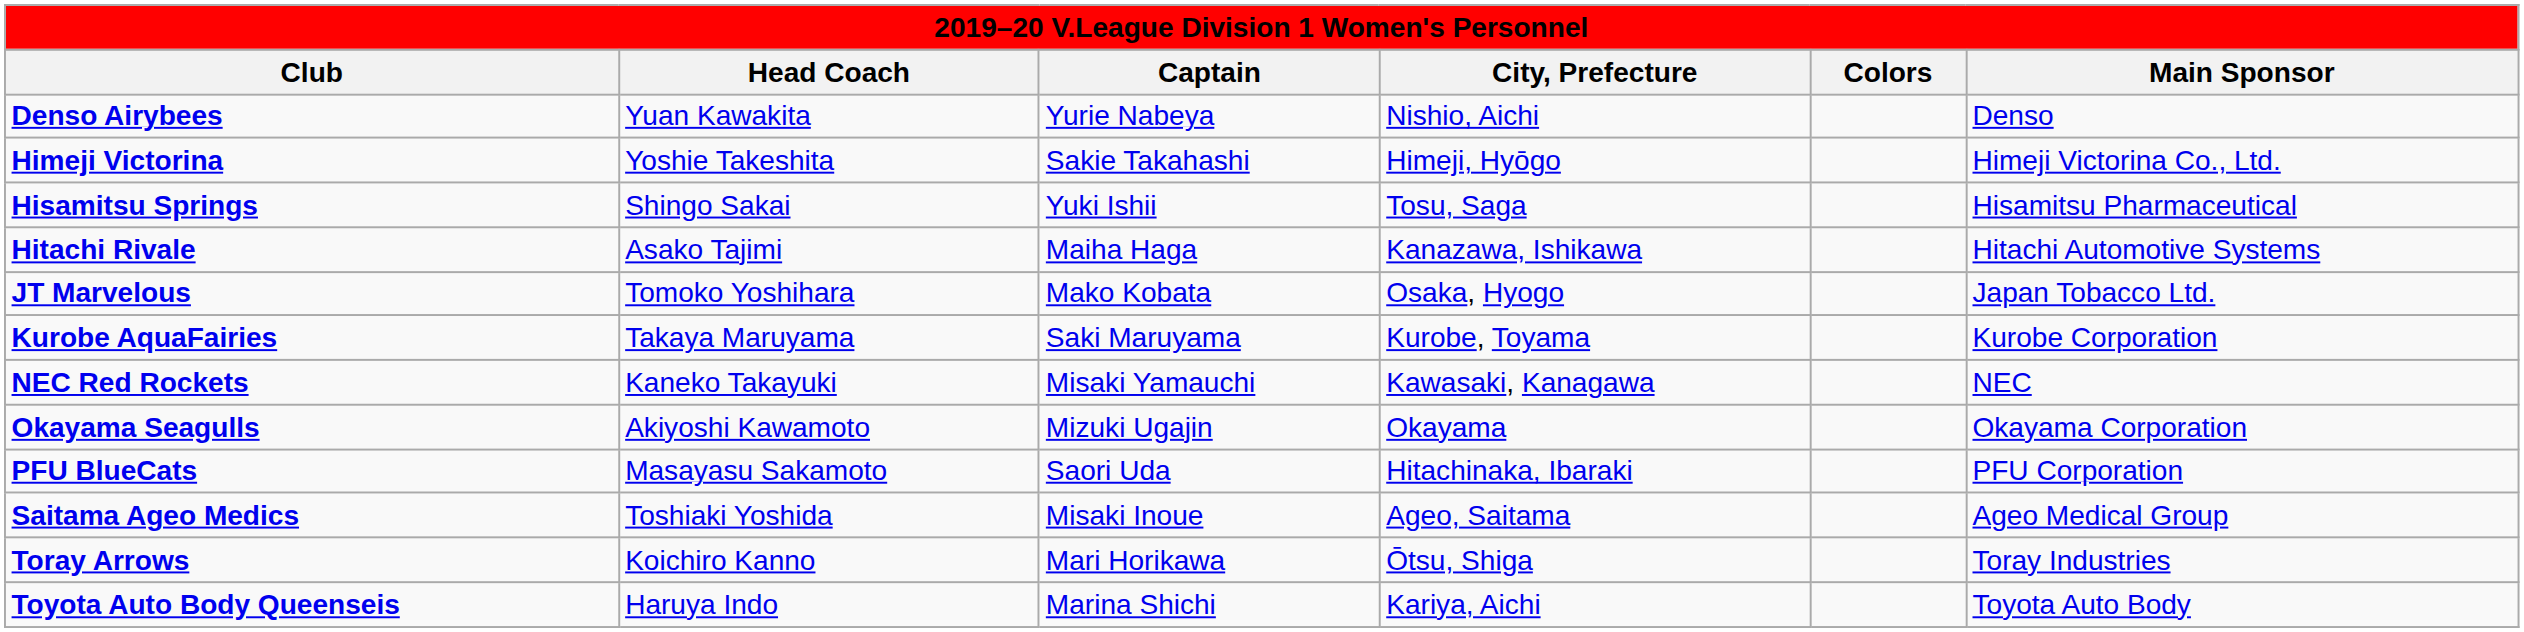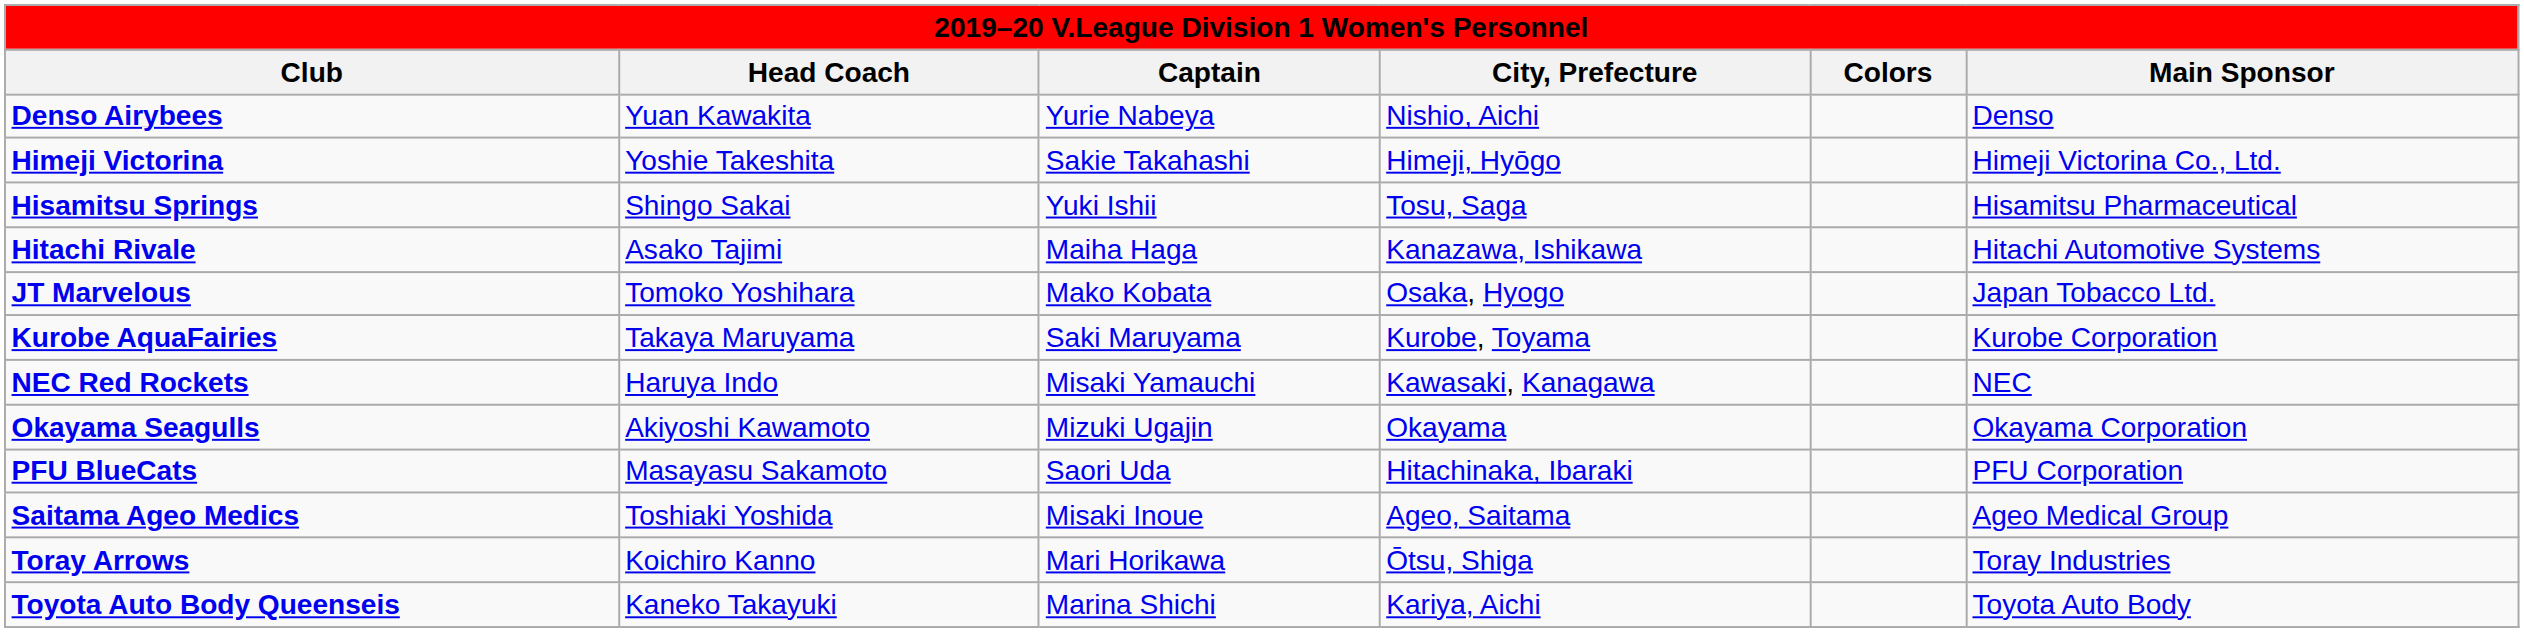(731, 382) Kaneko Takayuki -> (702, 382) Haruya Indo
(702, 604) Haruya Indo -> (731, 604) Kaneko Takayuki
